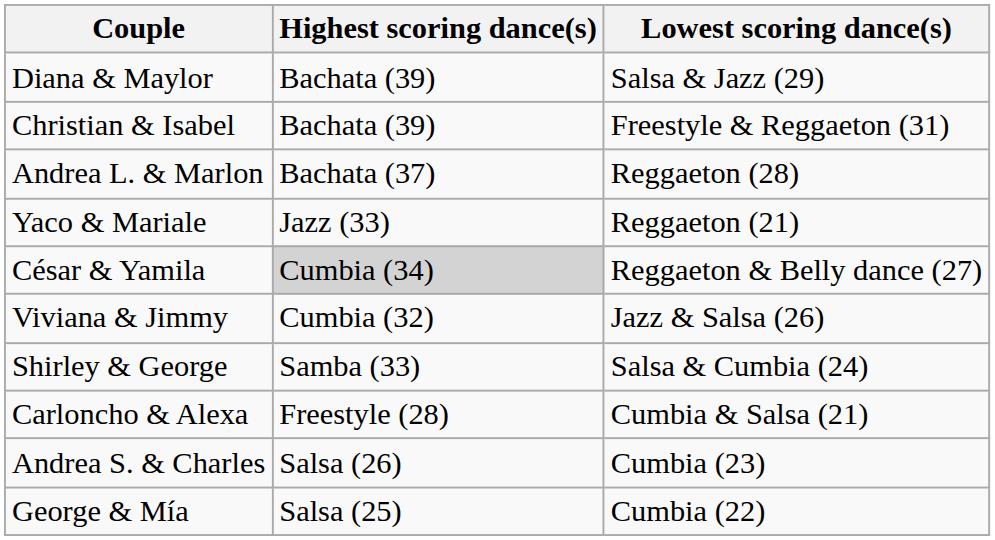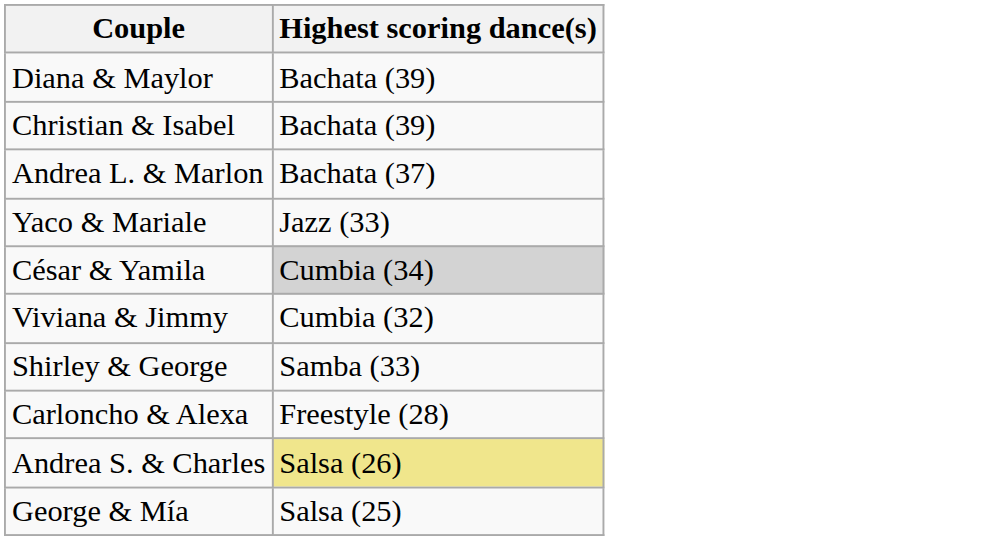- column: (796, 28)
(340, 462) no background -> (340, 462) khaki background
